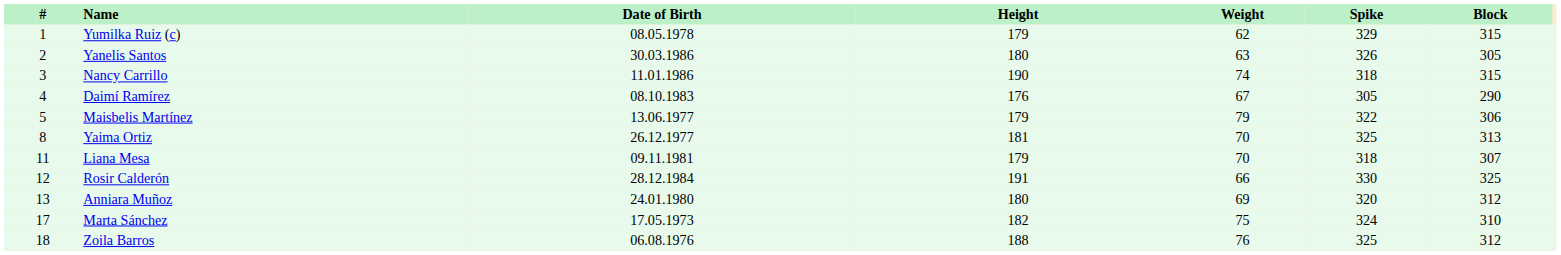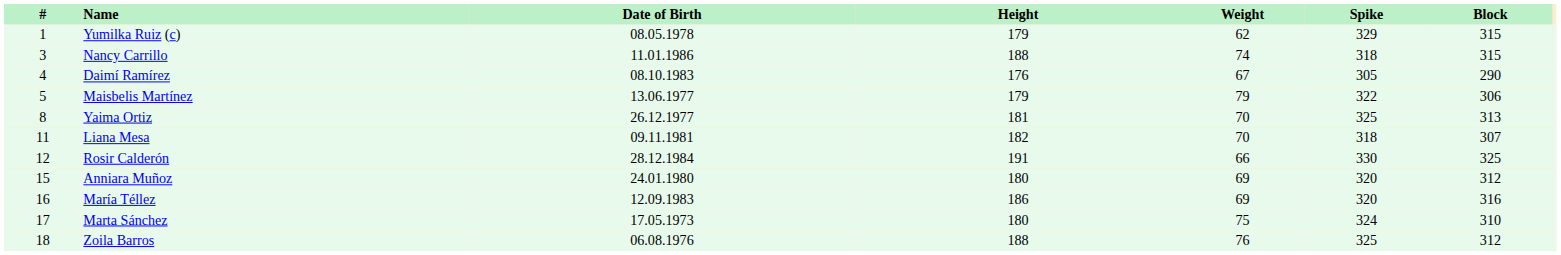- row: (125, 55)
(1018, 76) 190 -> (1018, 55) 188
(1018, 158) 179 -> (1018, 137) 182
(43, 199) 13 -> (43, 178) 15
+ row: (119, 199)
(1018, 220) 182 -> (1018, 220) 180
